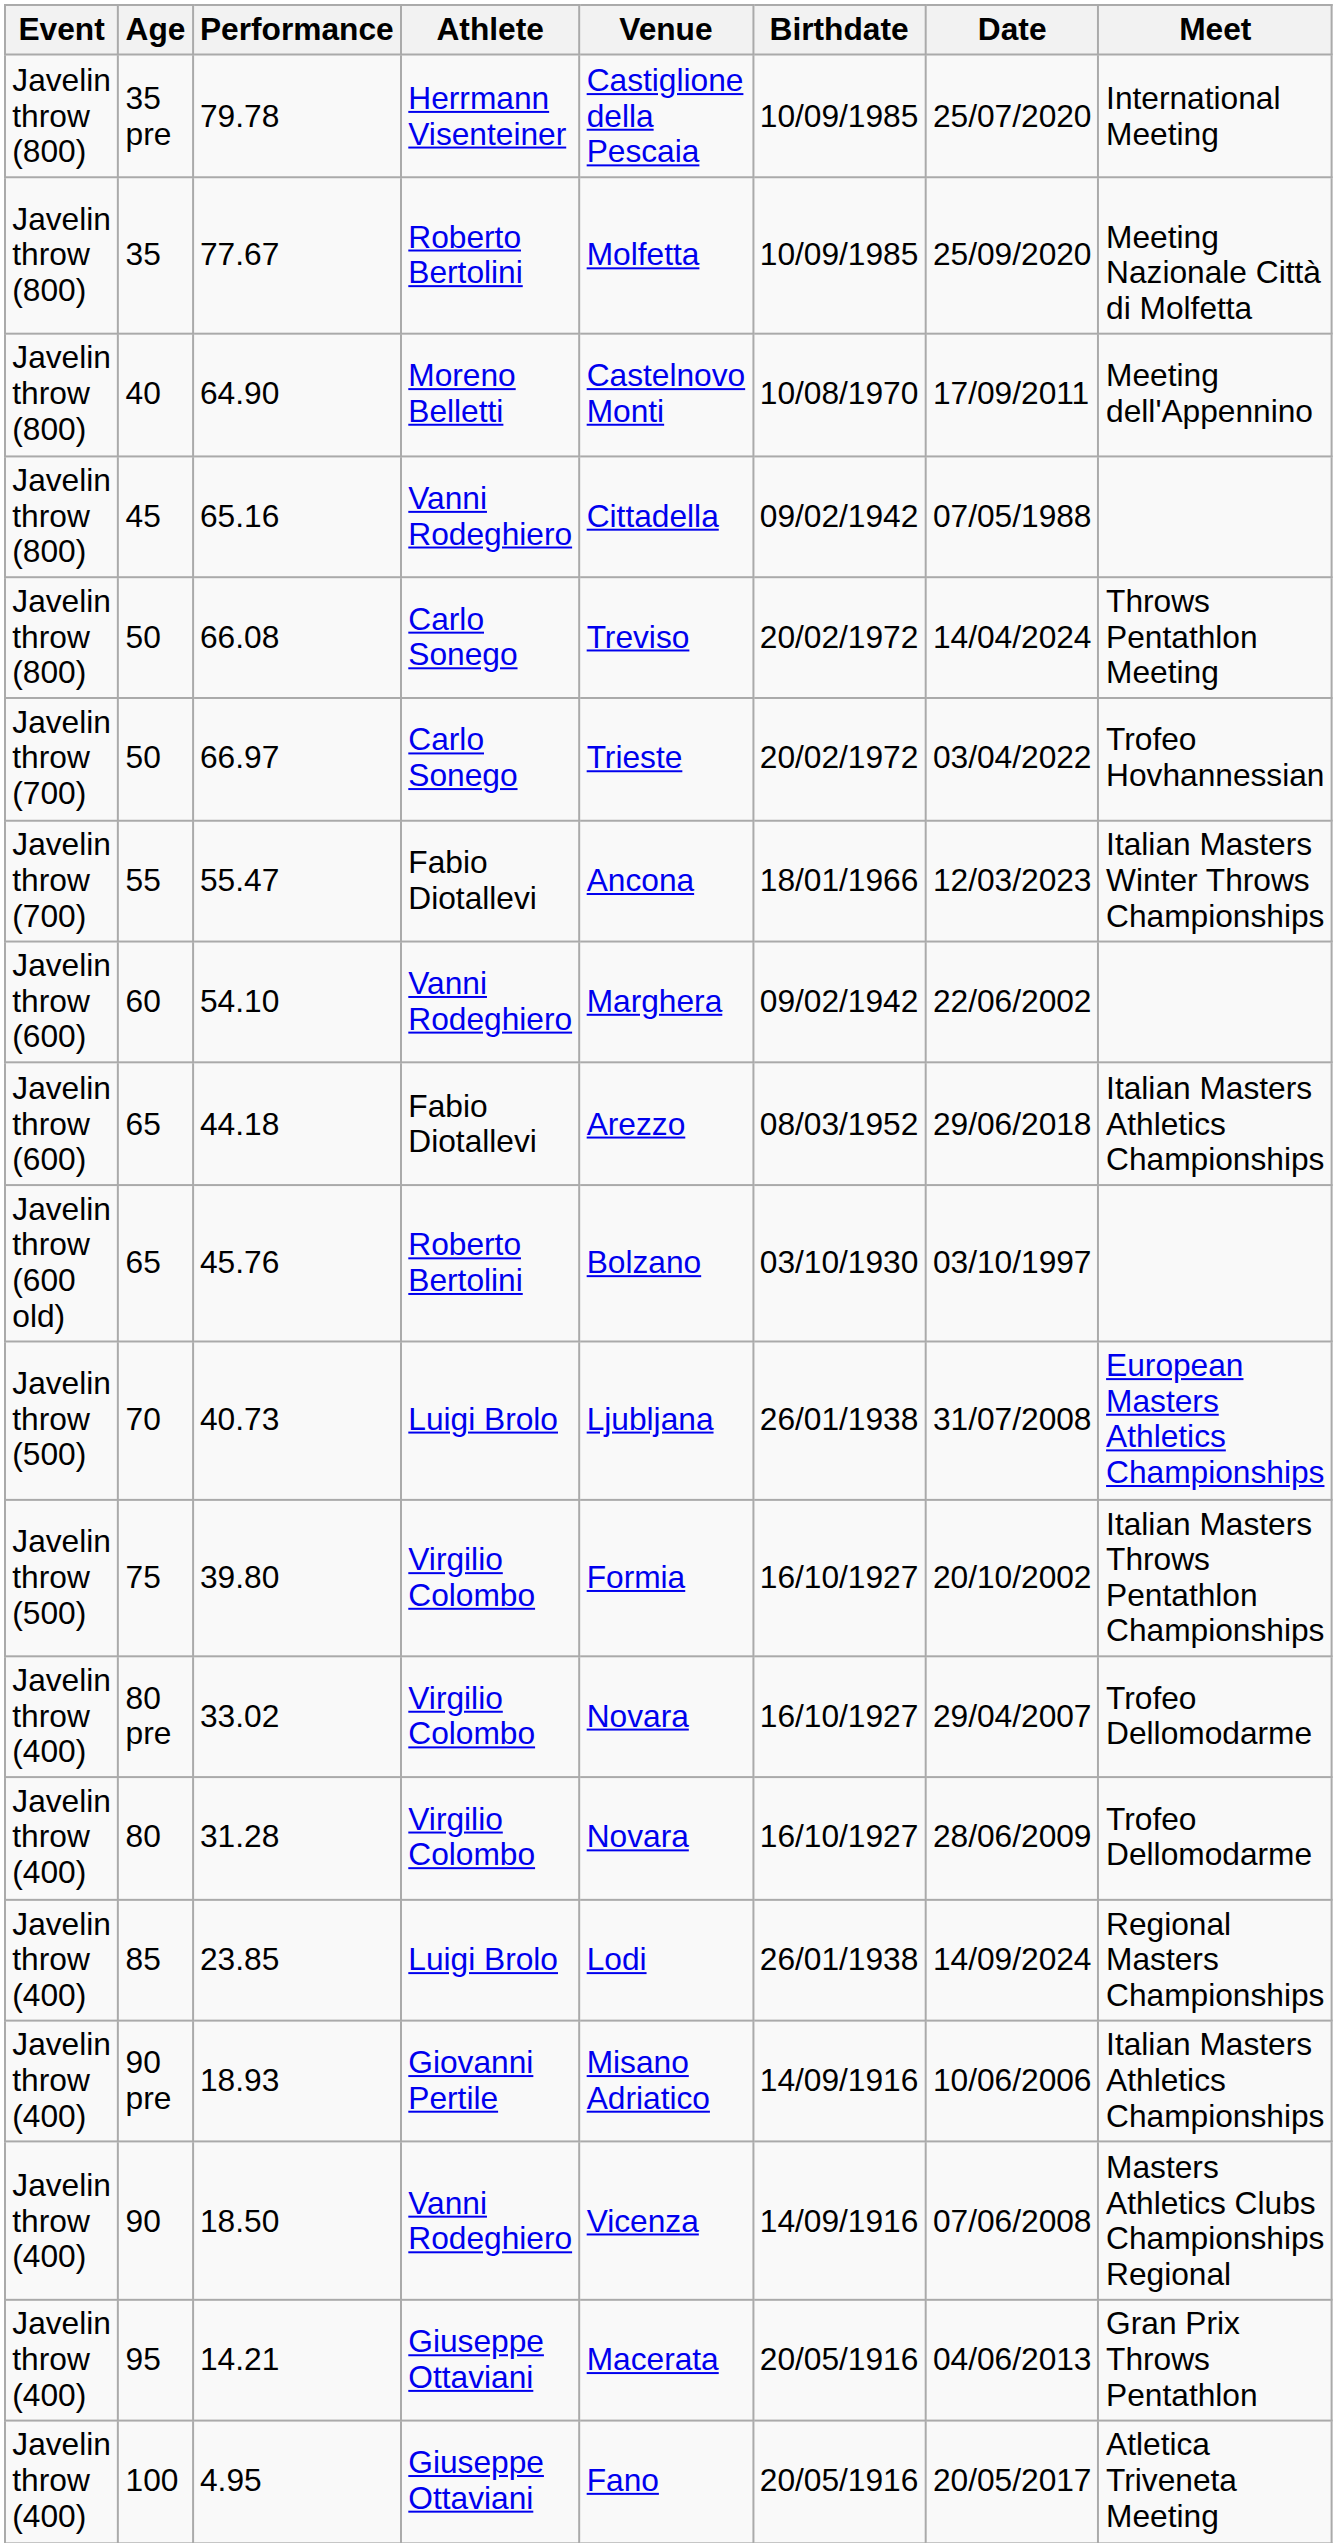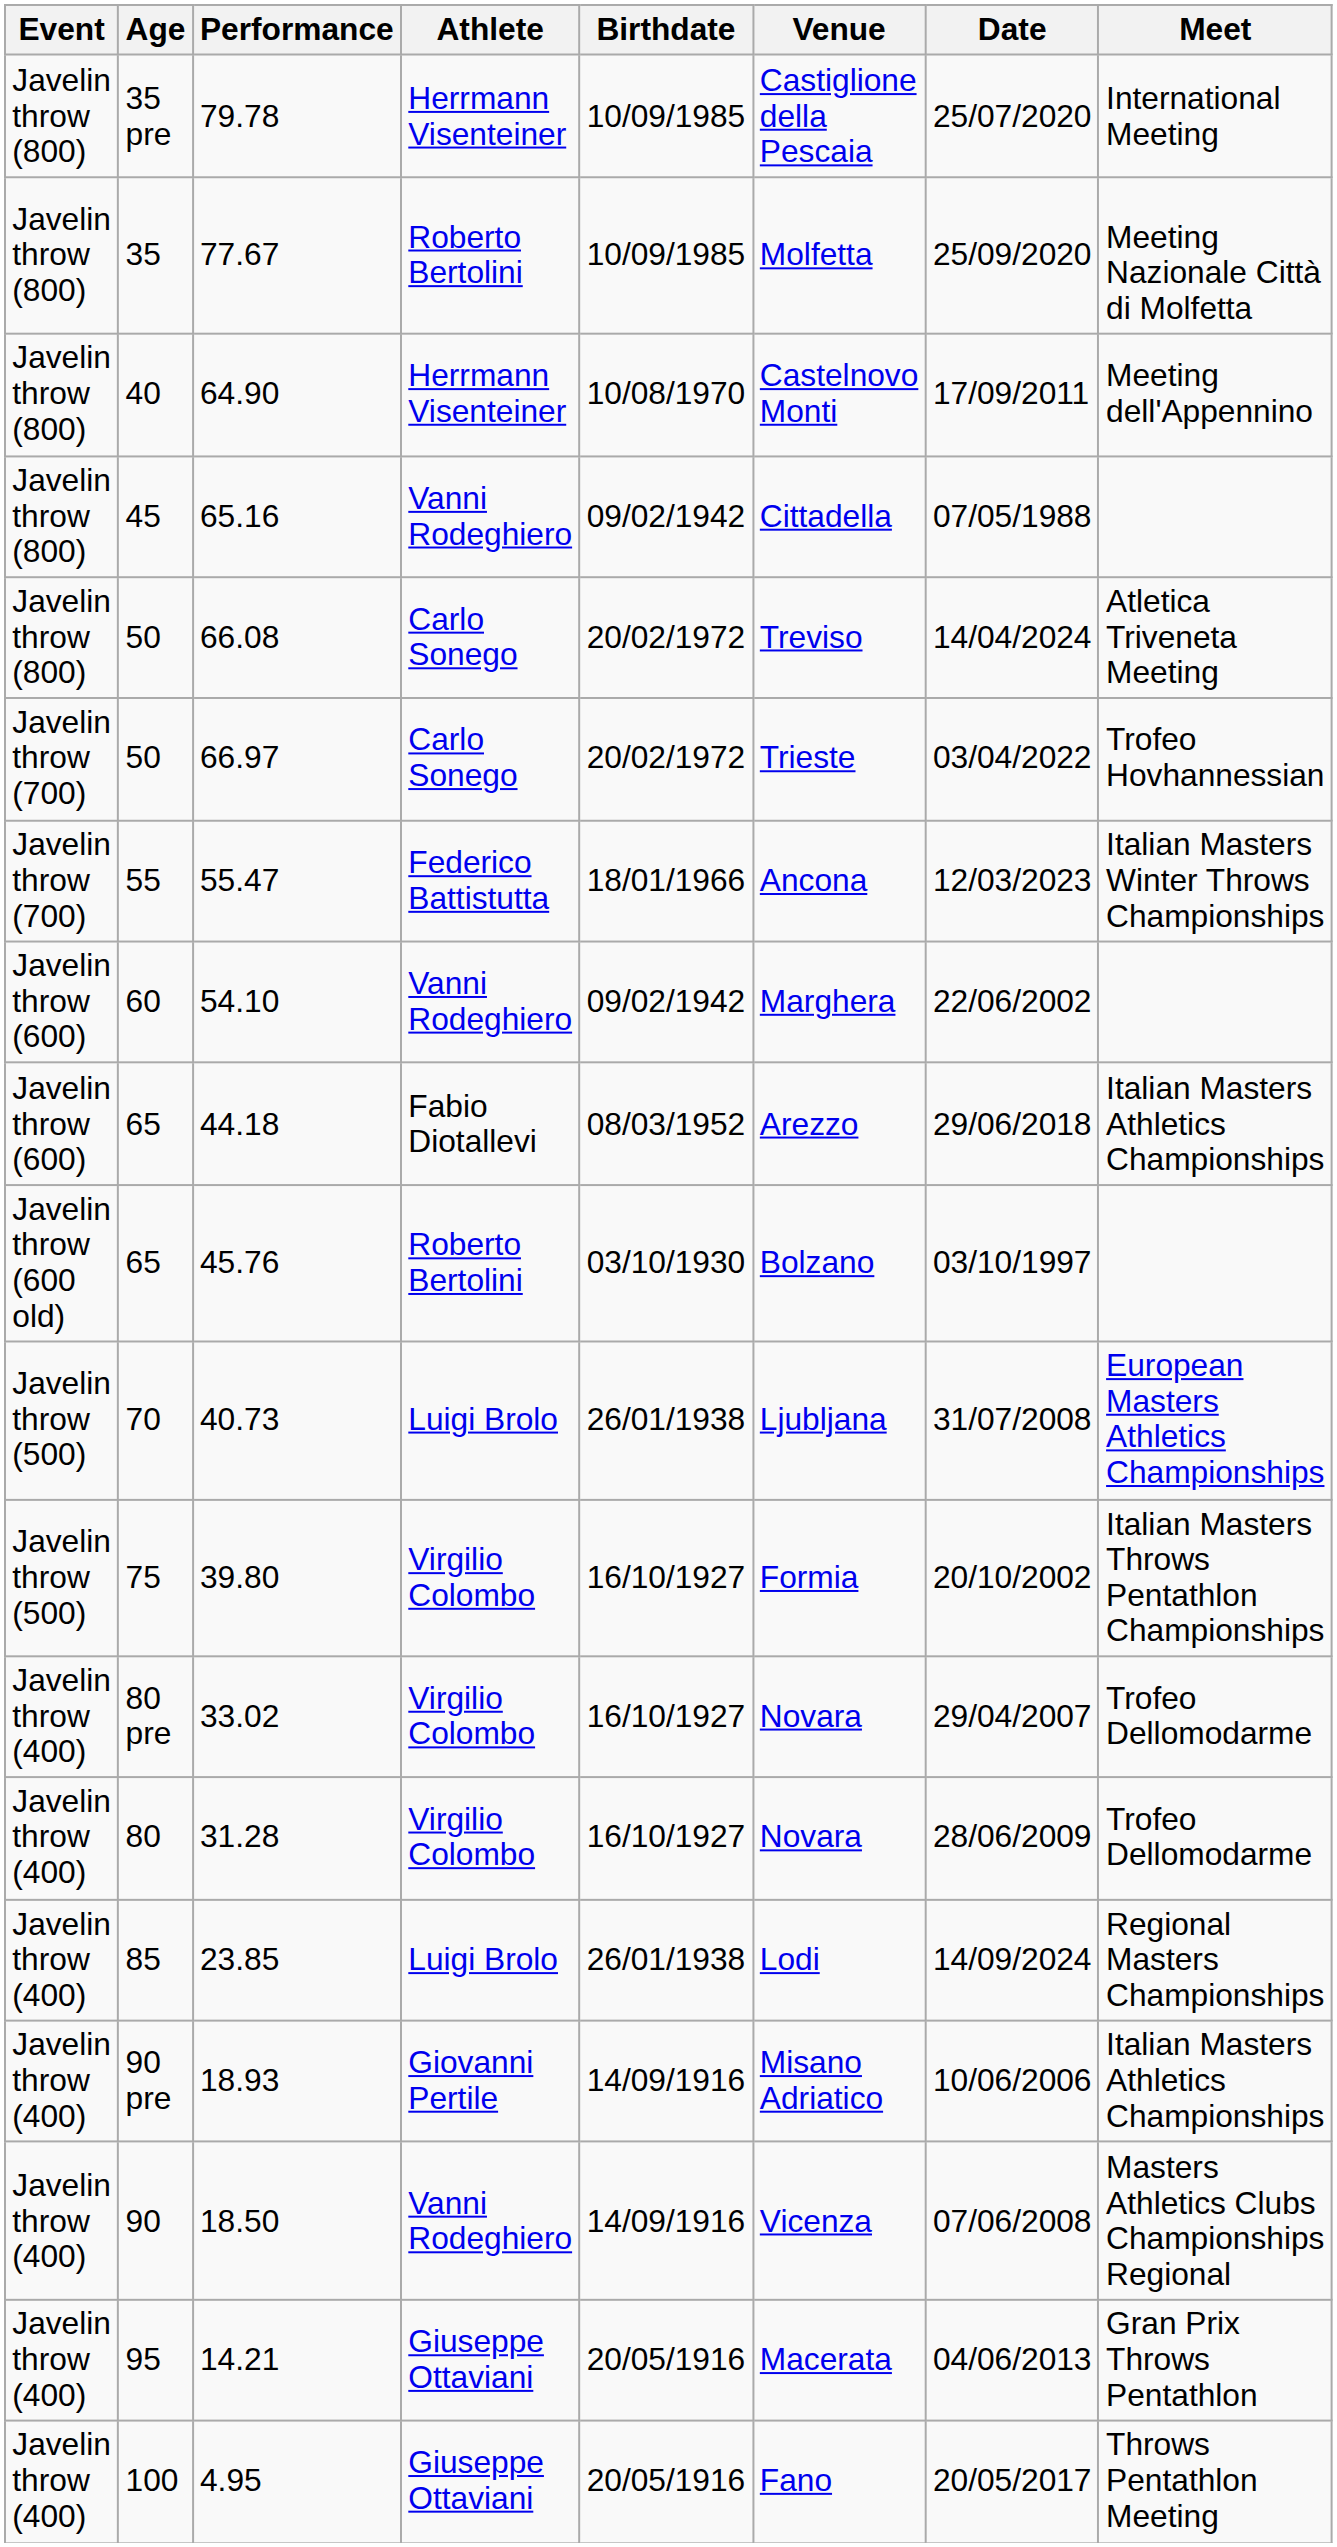columns swapped: (839, 29) <-> (666, 29)
(462, 394) Moreno Belletti -> (487, 394) Herrmann Visenteiner
(1182, 637) Throws Pentathlon Meeting -> (1172, 637) Atletica Triveneta Meeting
(473, 880) Fabio Diotallevi -> (479, 880) Federico Battistutta
(1172, 2481) Atletica Triveneta Meeting -> (1182, 2481) Throws Pentathlon Meeting
